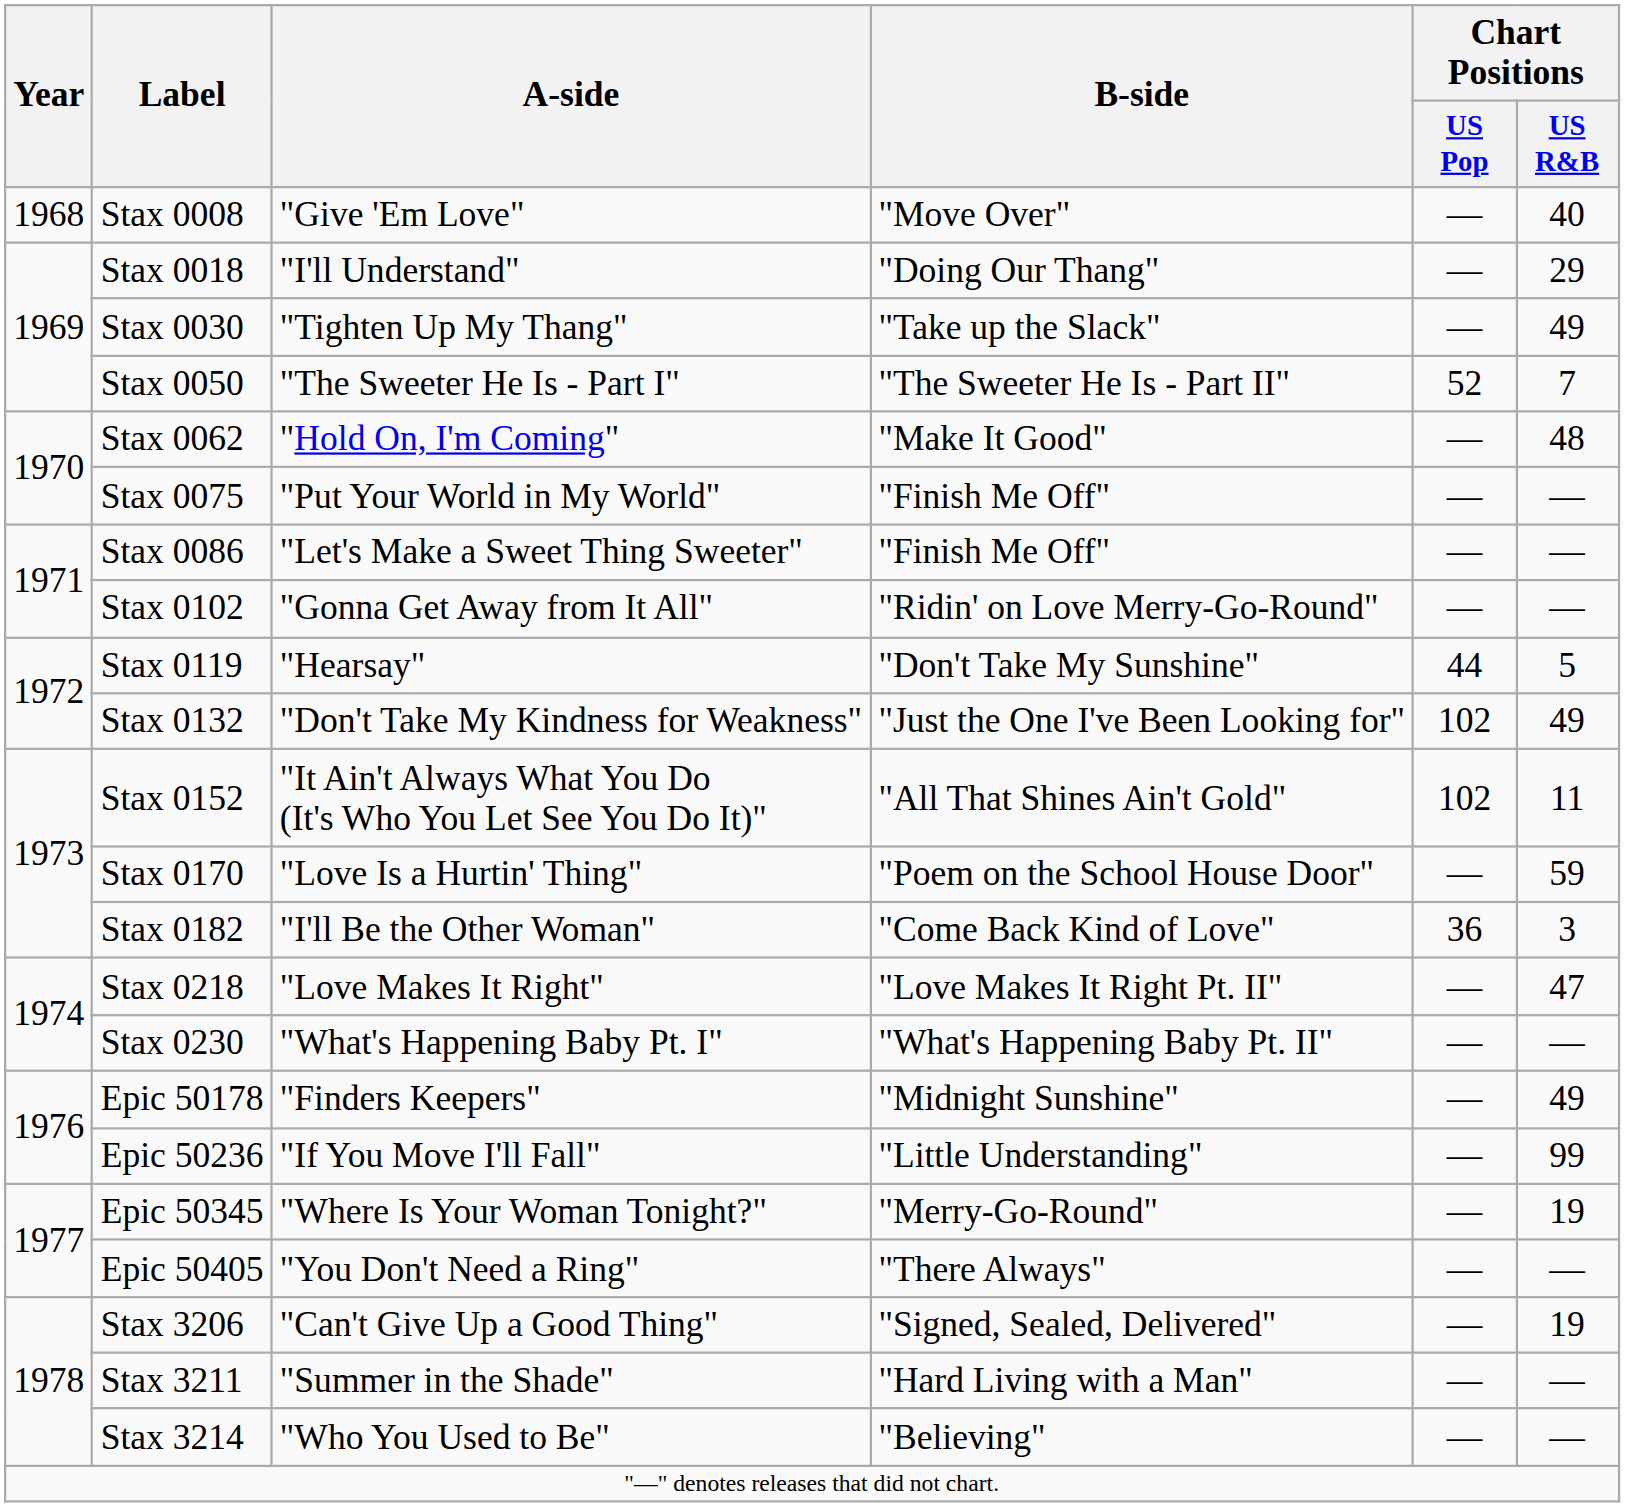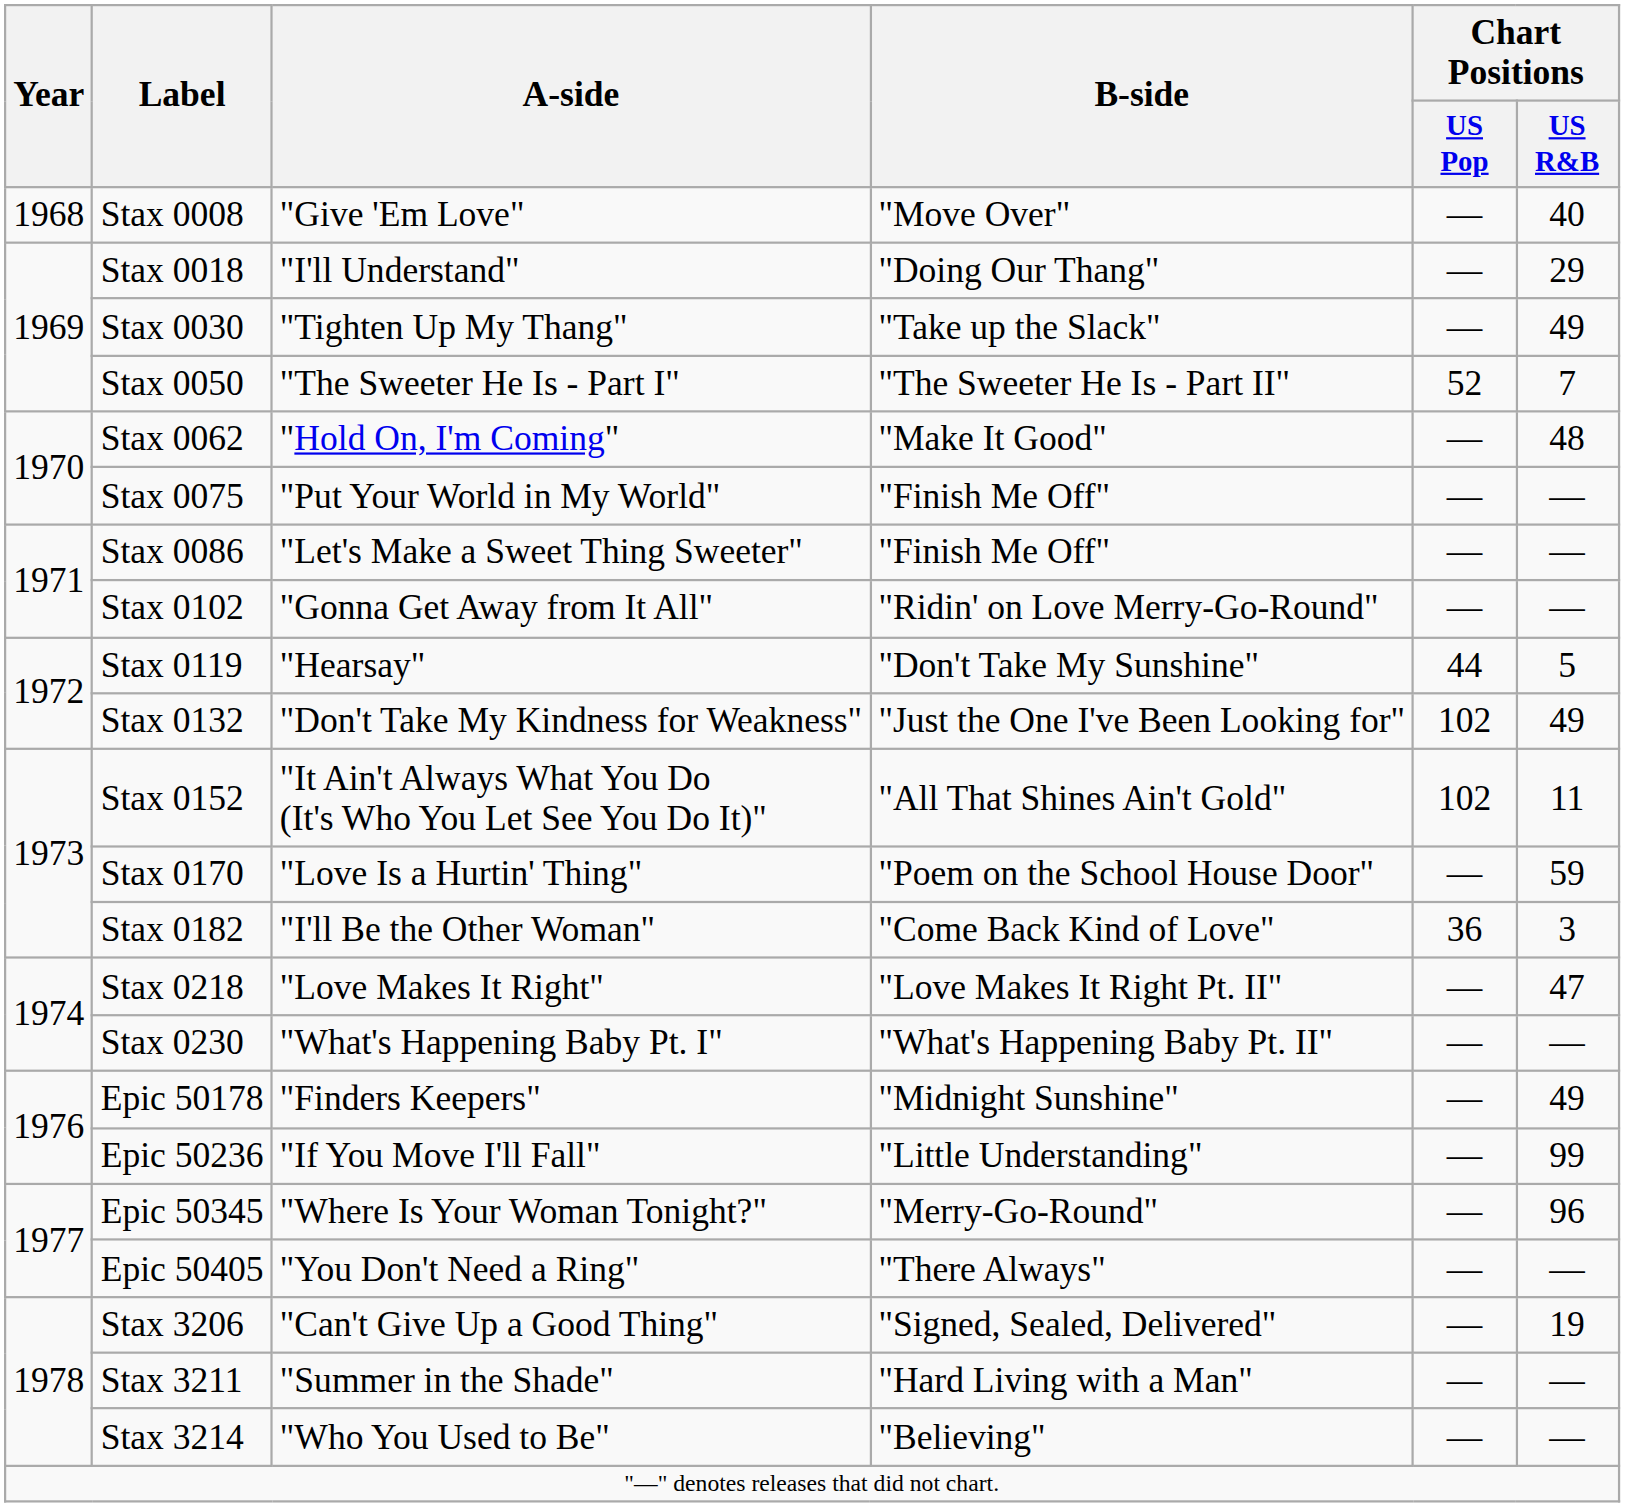(1567, 1211) 19 -> (1567, 1211) 96
